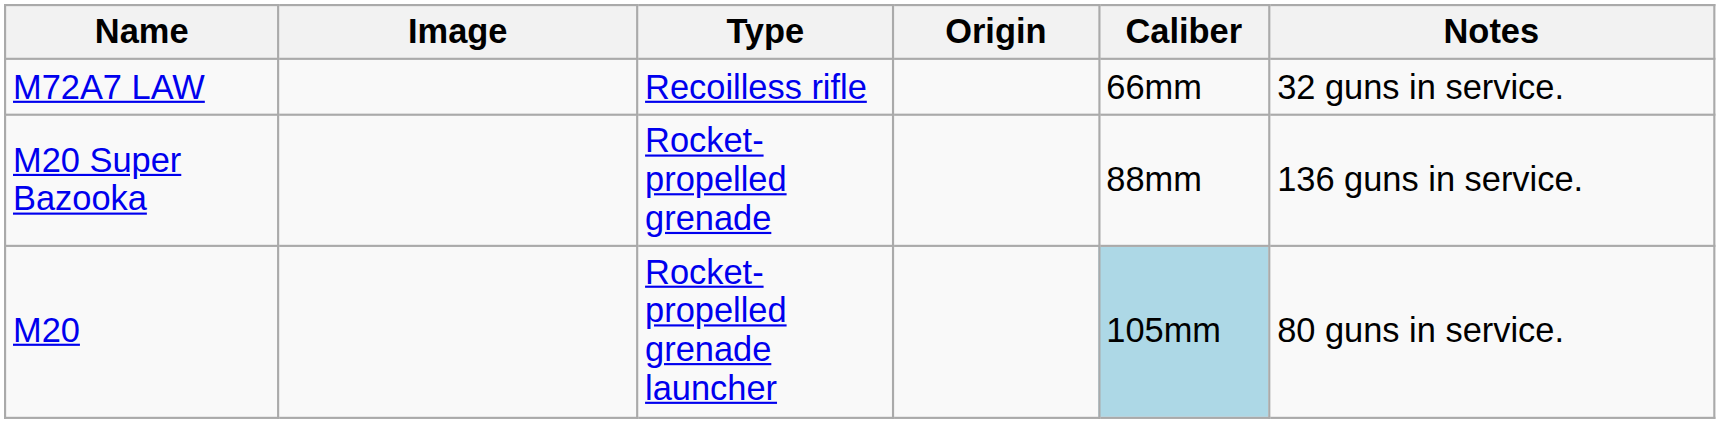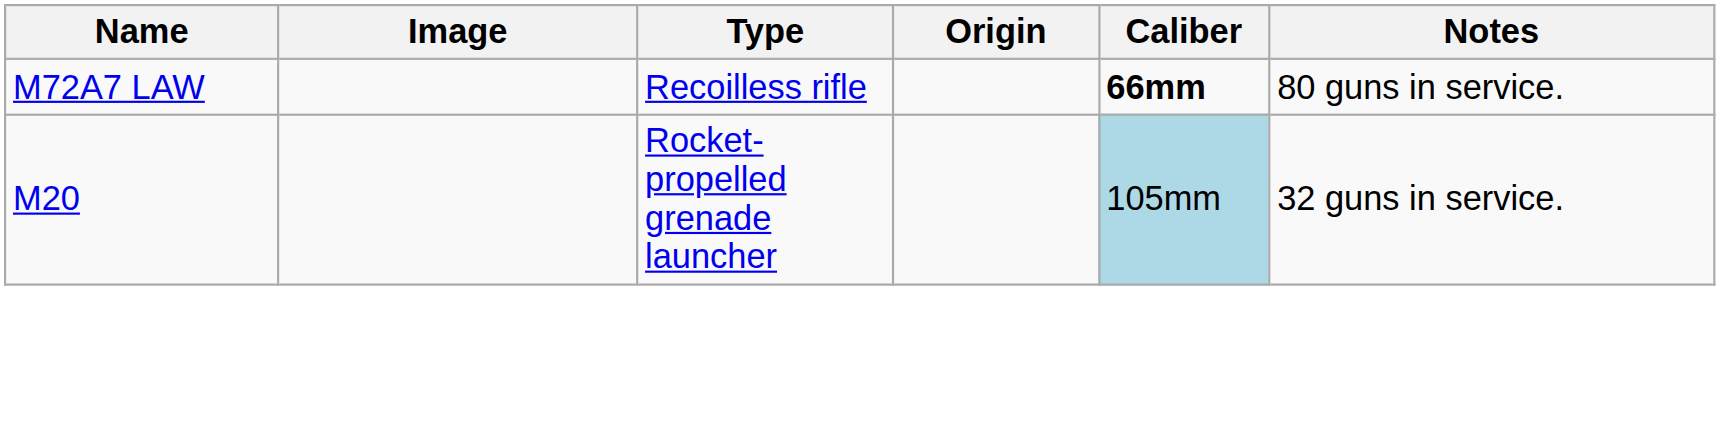(1154, 86) normal -> (1156, 86) bold
(1421, 86) 32 guns in service. -> (1421, 86) 80 guns in service.
- row: (97, 179)
(1421, 330) 80 guns in service. -> (1421, 198) 32 guns in service.
